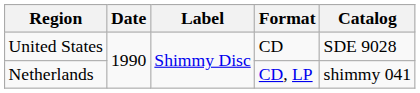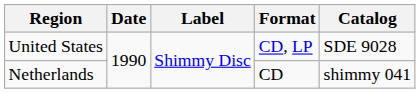(271, 46) CD -> (286, 46) CD, LP
(286, 74) CD, LP -> (271, 74) CD
